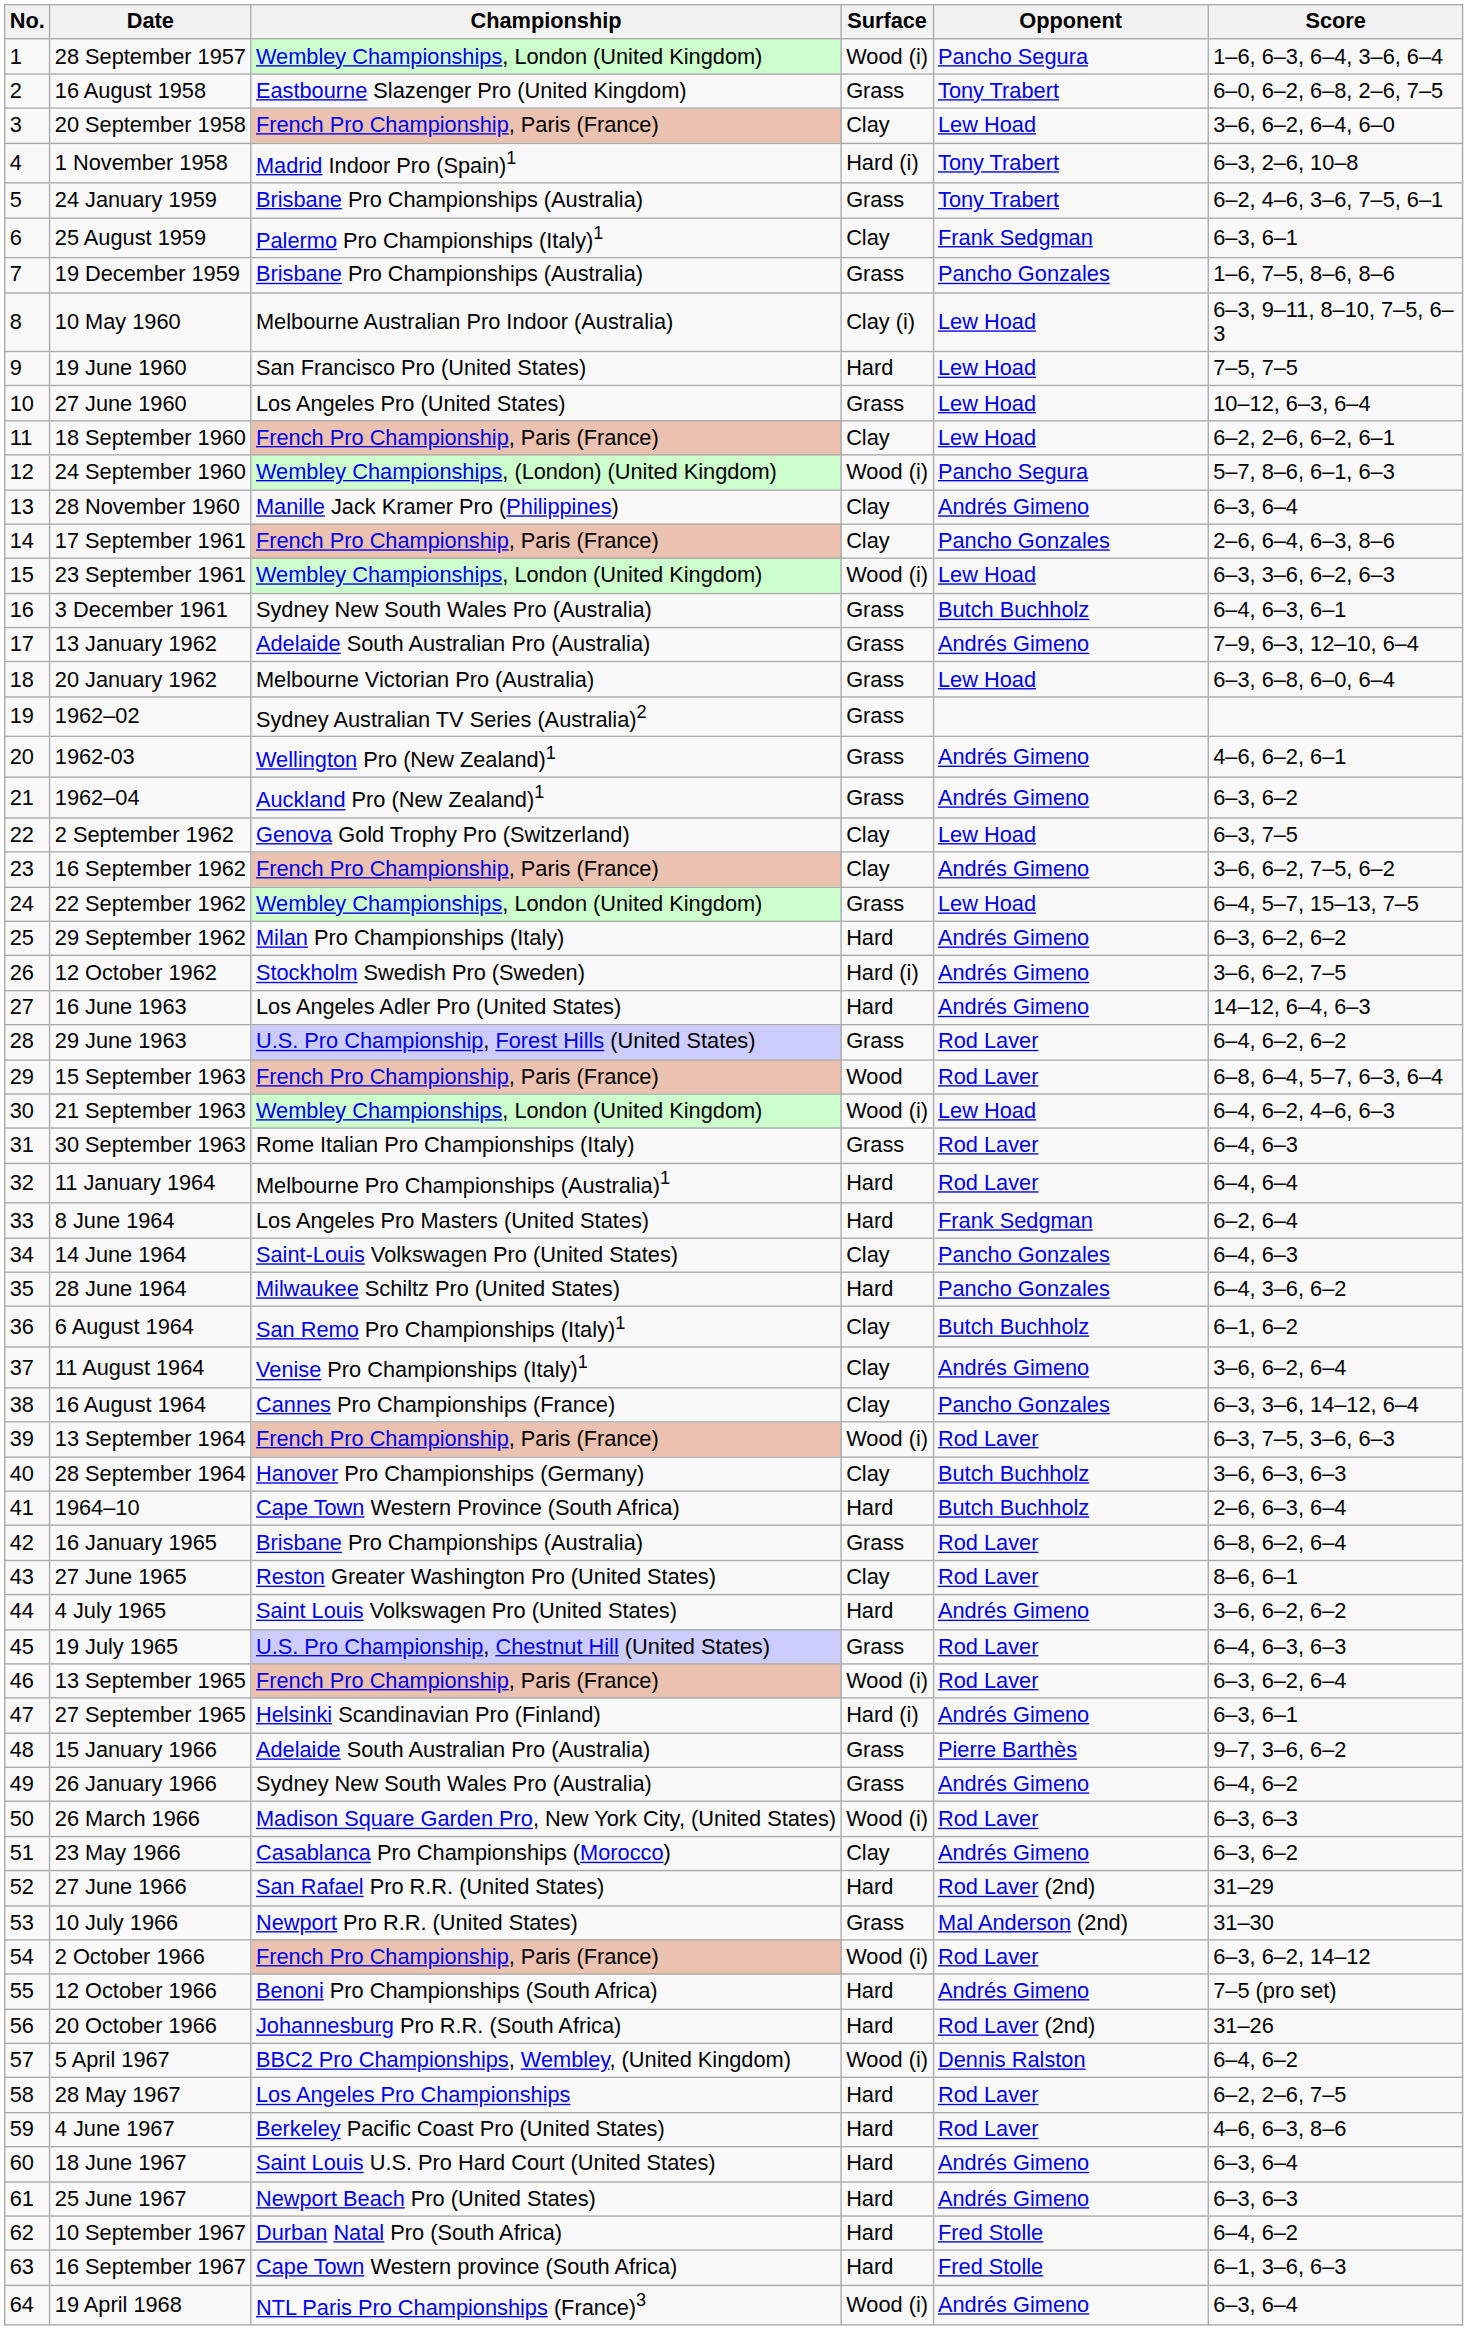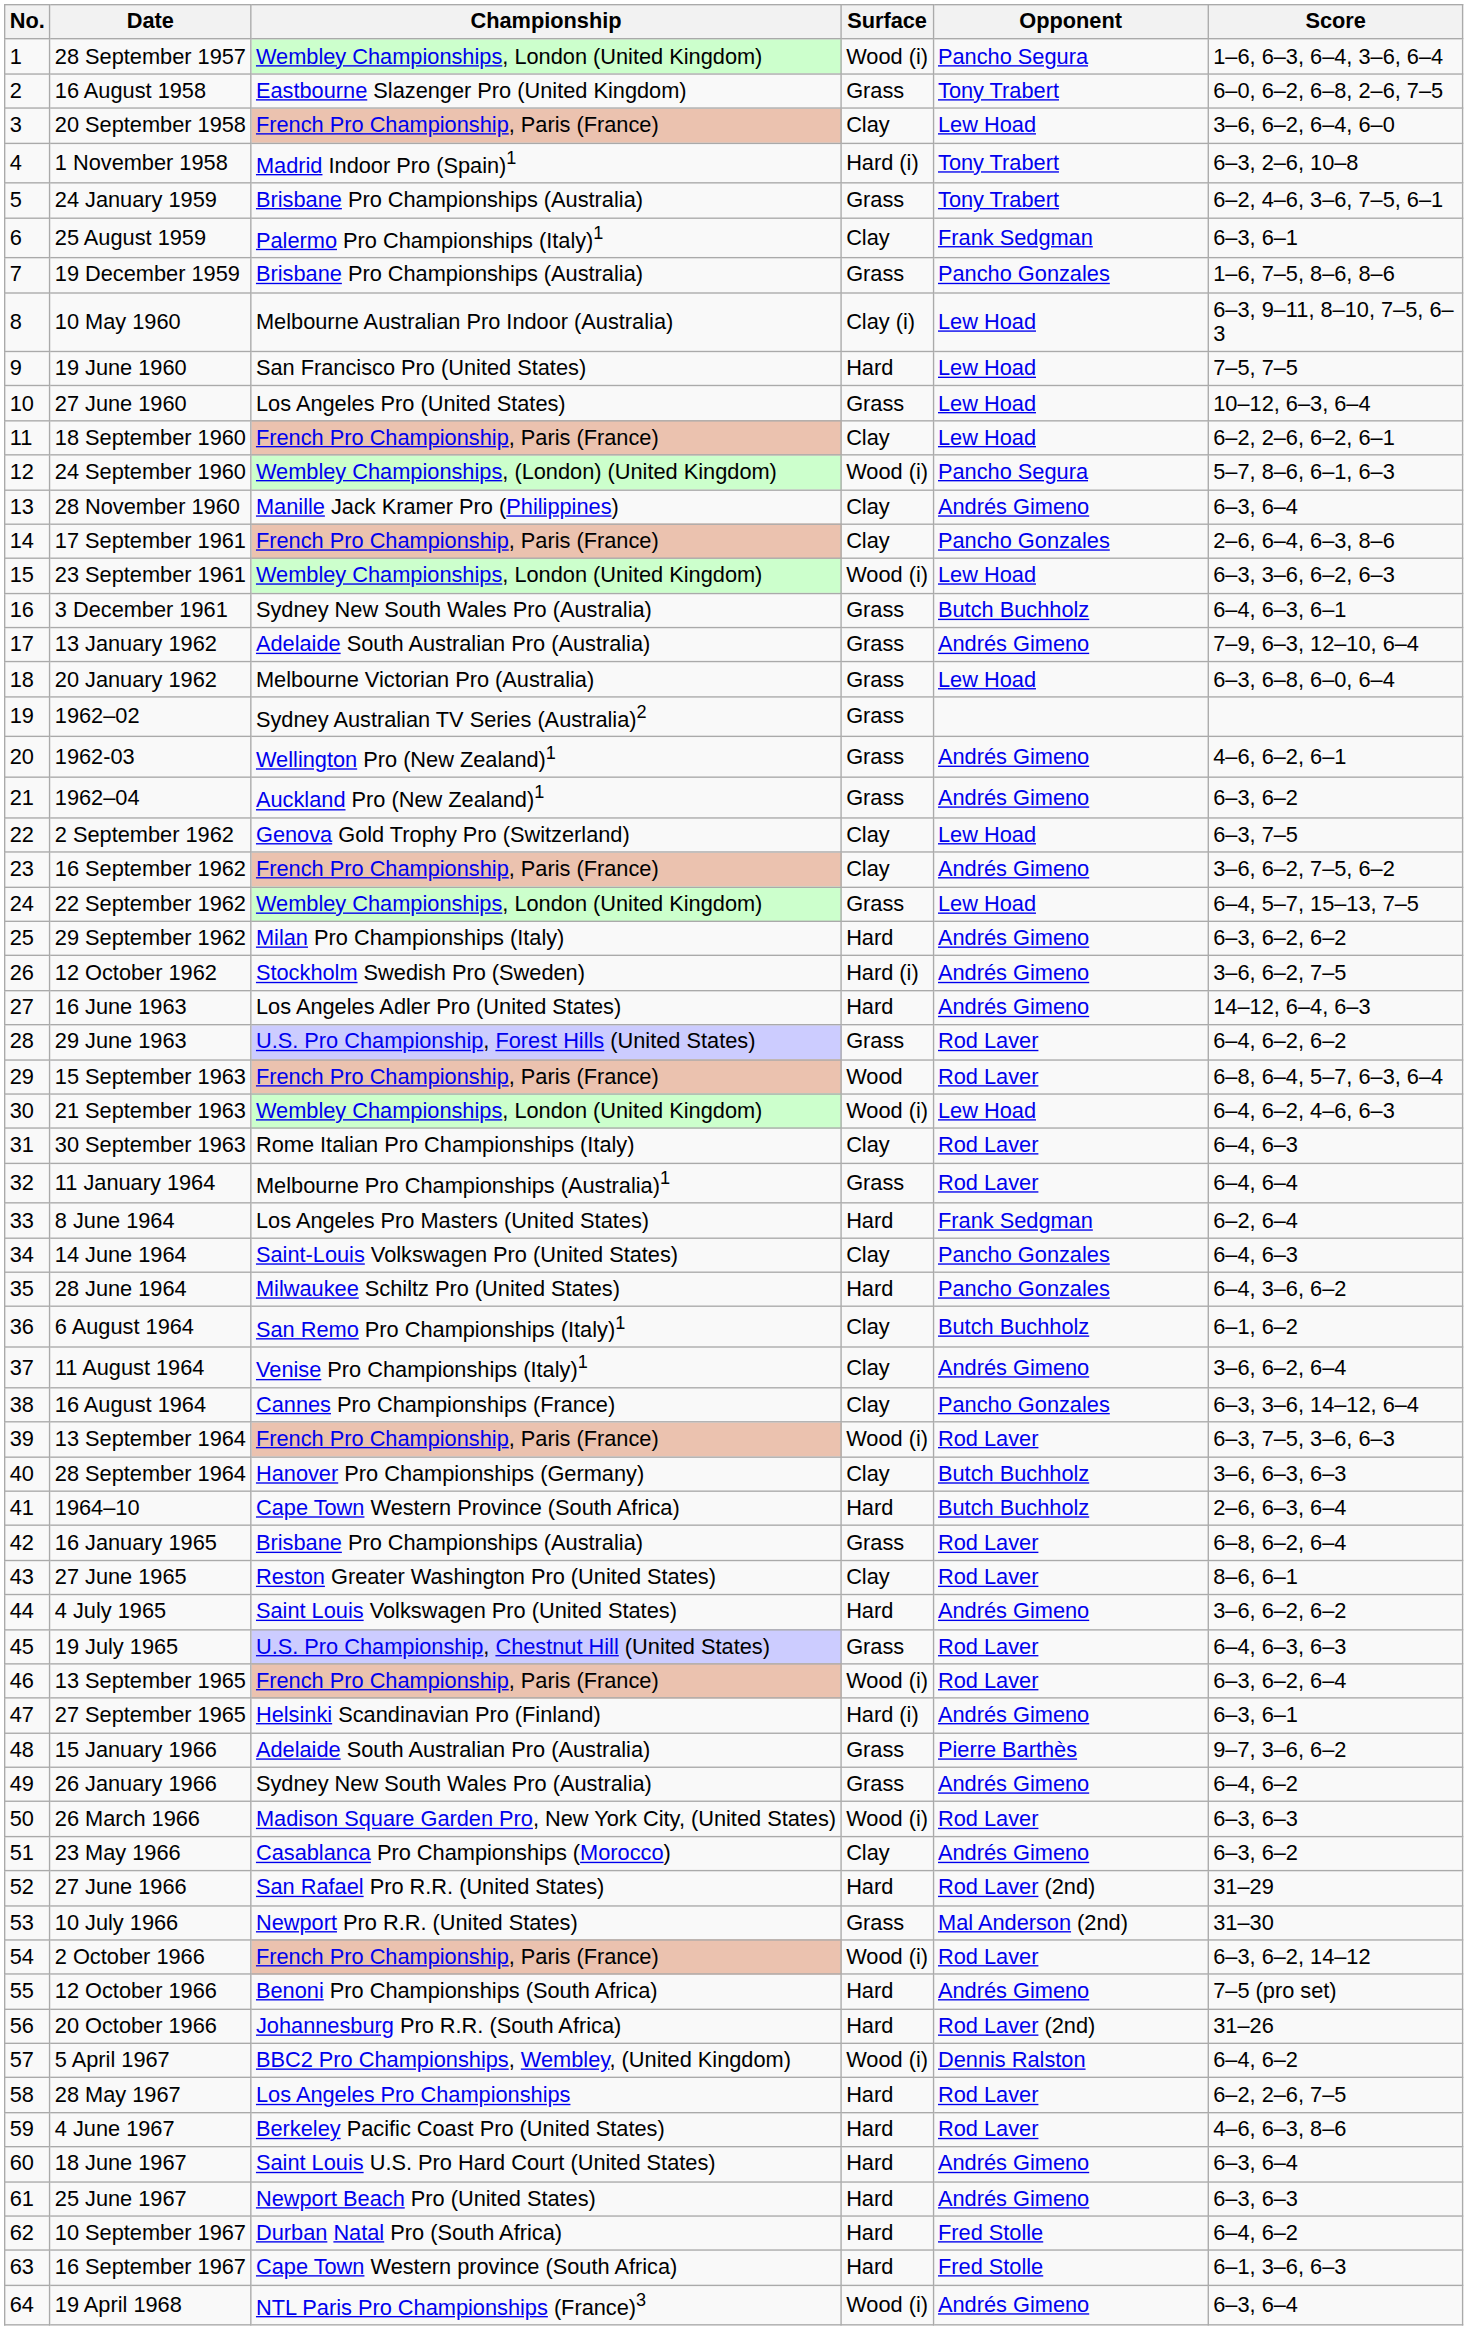(875, 1145) Grass -> (868, 1145) Clay
(870, 1182) Hard -> (875, 1182) Grass
